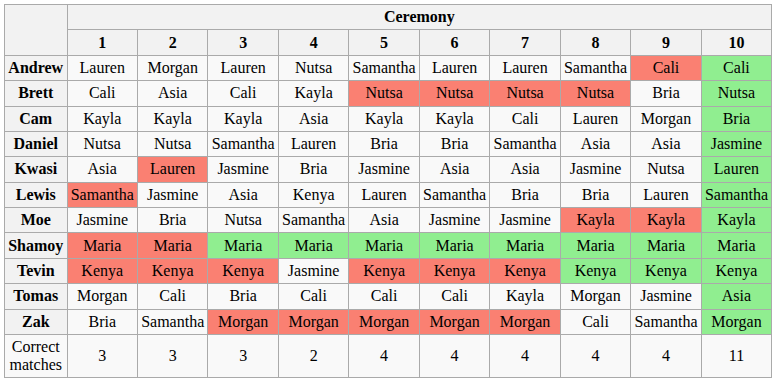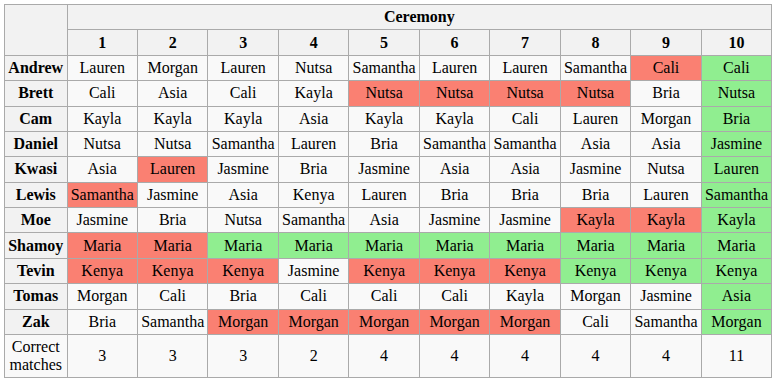(455, 144) Bria -> (455, 144) Samantha
(455, 194) Samantha -> (455, 194) Bria
